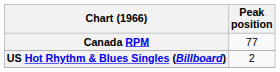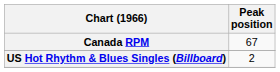(252, 42) 77 -> (252, 42) 67
